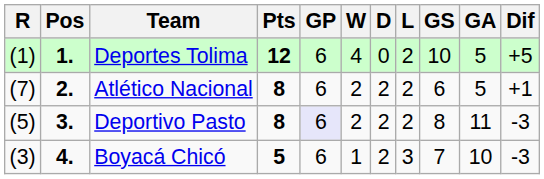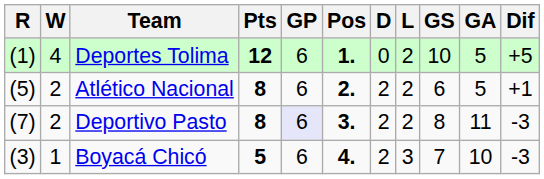columns swapped: (65, 21) <-> (356, 21)
(23, 88) (7) -> (23, 88) (5)
(23, 122) (5) -> (23, 122) (7)
